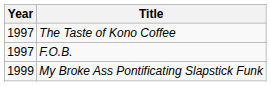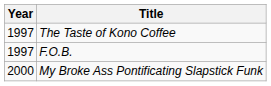(20, 71) 1999 -> (20, 71) 2000
